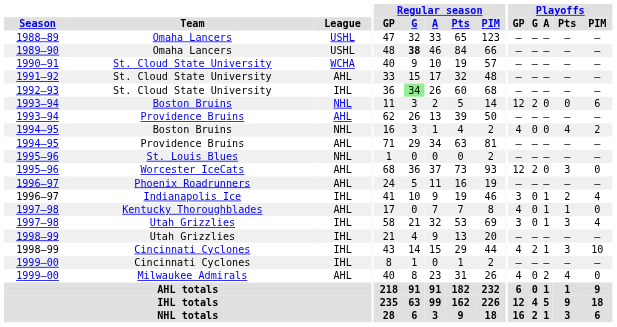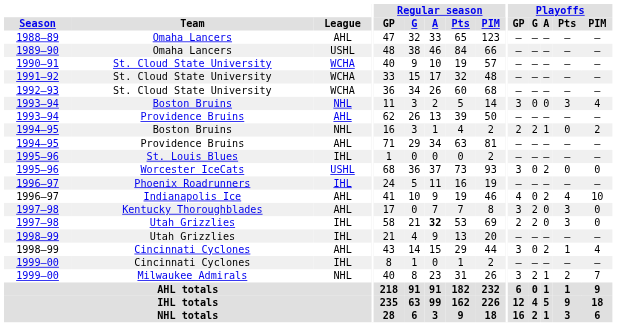(343, 37) USHL -> (343, 37) AHL
(414, 50) bold -> (414, 50) normal
(343, 77) AHL -> (343, 77) WCHA
(343, 90) IHL -> (343, 90) WCHA
(414, 90) lightgreen background -> (414, 90) no background
(519, 103) 12 -> (519, 103) 3
(535, 103) 2 -> (535, 103) 0
(567, 103) 0 -> (567, 103) 3
(597, 103) 6 -> (597, 103) 4
(519, 130) 4 -> (519, 130) 2
(535, 130) 0 -> (535, 130) 2
(546, 130) 0 -> (546, 130) 1
(567, 130) 4 -> (567, 130) 0
(343, 156) NHL -> (343, 156) IHL
(343, 170) AHL -> (343, 170) USHL
(519, 170) 12 -> (519, 170) 3
(535, 170) 2 -> (535, 170) 0
(546, 170) 0 -> (546, 170) 2
(567, 170) 3 -> (567, 170) 0
(343, 183) AHL -> (343, 183) IHL
(343, 196) IHL -> (343, 196) AHL
(519, 196) 3 -> (519, 196) 4
(546, 196) 1 -> (546, 196) 2
(567, 196) 2 -> (567, 196) 4
(597, 196) 4 -> (597, 196) 10
(519, 210) 4 -> (519, 210) 3
(535, 210) 0 -> (535, 210) 2
(546, 210) 1 -> (546, 210) 0
(567, 210) 1 -> (567, 210) 3
(435, 223) normal -> (435, 223) bold
(519, 223) 3 -> (519, 223) 2
(535, 223) 0 -> (535, 223) 2
(546, 223) 1 -> (546, 223) 0
(597, 223) 4 -> (597, 223) 0
(343, 249) IHL -> (343, 249) AHL
(519, 249) 4 -> (519, 249) 3
(535, 249) 2 -> (535, 249) 0
(546, 249) 1 -> (546, 249) 2
(567, 249) 3 -> (567, 249) 1
(597, 249) 10 -> (597, 249) 4
(343, 276) AHL -> (343, 276) NHL
(519, 276) 4 -> (519, 276) 3
(535, 276) 0 -> (535, 276) 2
(546, 276) 2 -> (546, 276) 1
(567, 276) 4 -> (567, 276) 2
(597, 276) 0 -> (597, 276) 7
